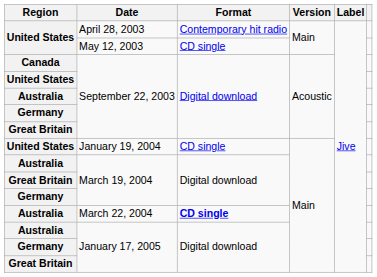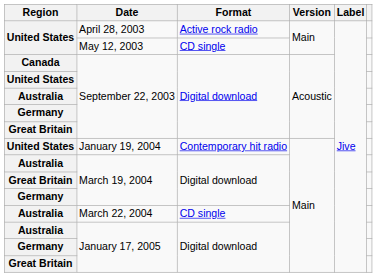(233, 29) Contemporary hit radio -> (219, 29) Active rock radio
(203, 146) CD single -> (233, 146) Contemporary hit radio
(204, 213) bold -> (203, 213) normal
